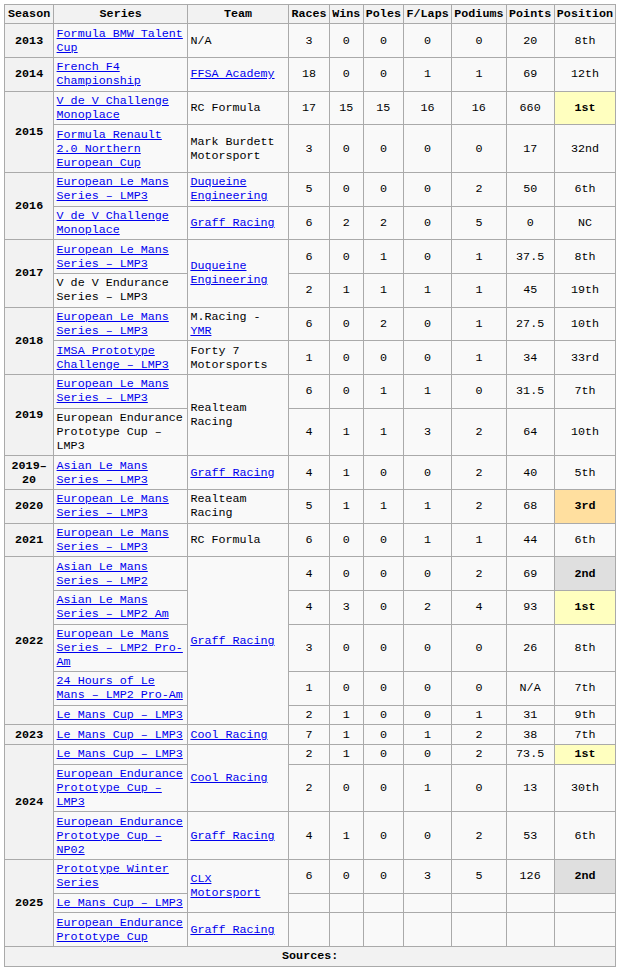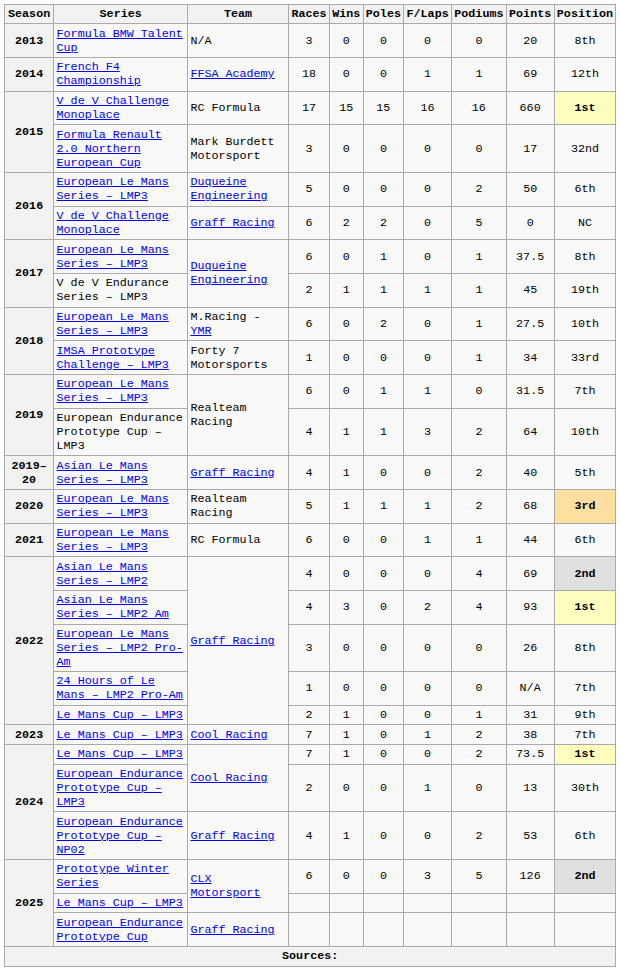(479, 574) 2 -> (479, 574) 4
(309, 754) 2 -> (309, 754) 7
